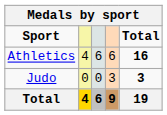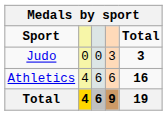rows swapped: (41, 58) <-> (41, 79)
